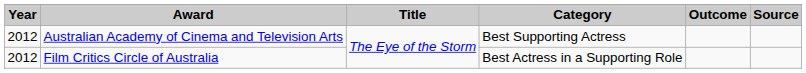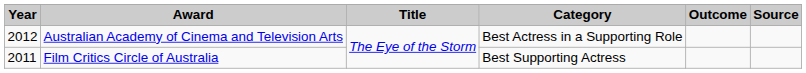(554, 36) Best Supporting Actress -> (582, 36) Best Actress in a Supporting Role
(22, 57) 2012 -> (22, 57) 2011
(582, 57) Best Actress in a Supporting Role -> (554, 57) Best Supporting Actress
